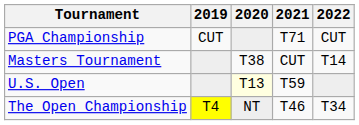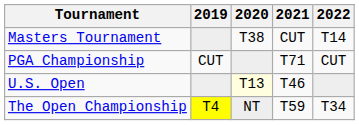rows swapped: (85, 62) <-> (76, 39)
(293, 85) T59 -> (293, 85) T46
(293, 108) T46 -> (293, 108) T59
